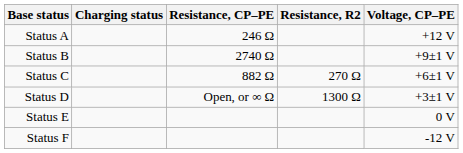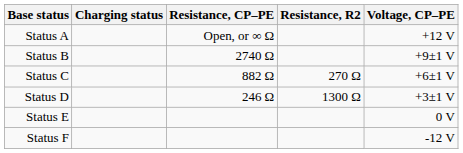(258, 35) 246 Ω -> (239, 35) Open, or ∞ Ω
(239, 96) Open, or ∞ Ω -> (258, 96) 246 Ω
